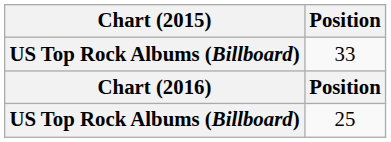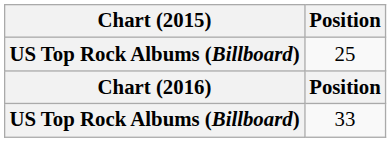rows swapped: (345, 53) <-> (345, 119)
